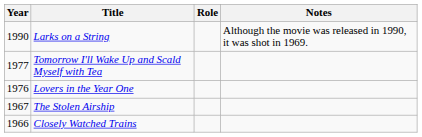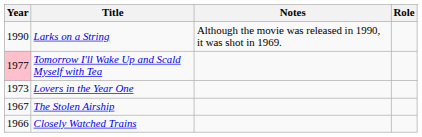columns swapped: (207, 13) <-> (319, 13)
(18, 65) no background -> (18, 65) pink background
(18, 89) 1976 -> (18, 89) 1973
